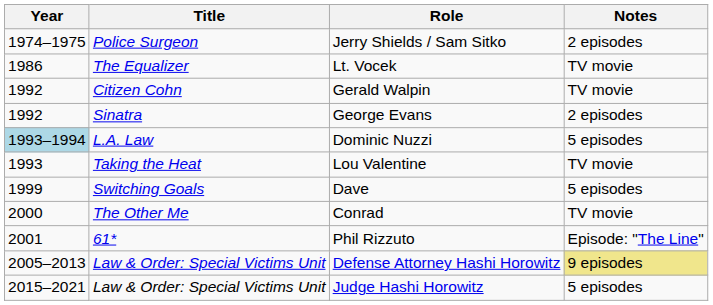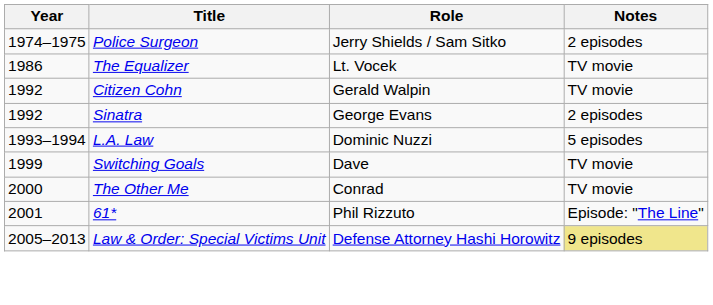(47, 139) lightblue background -> (47, 139) no background
- row: (380, 164)
(605, 189) 5 episodes -> (600, 164) TV movie
- row: (408, 287)
